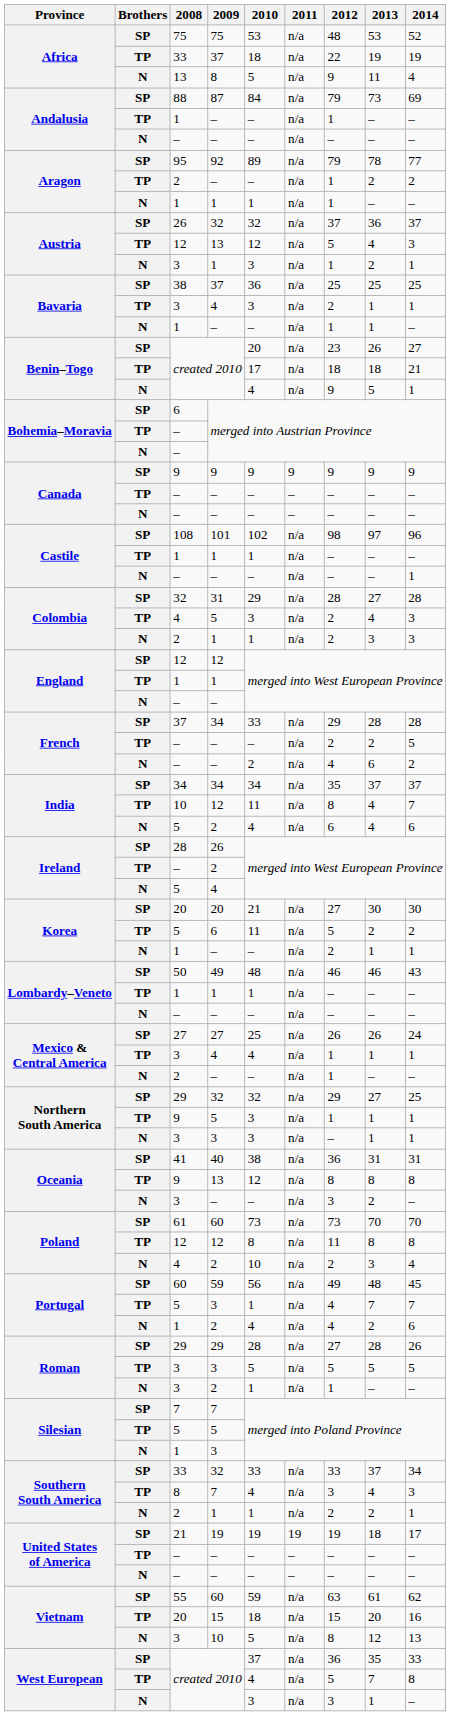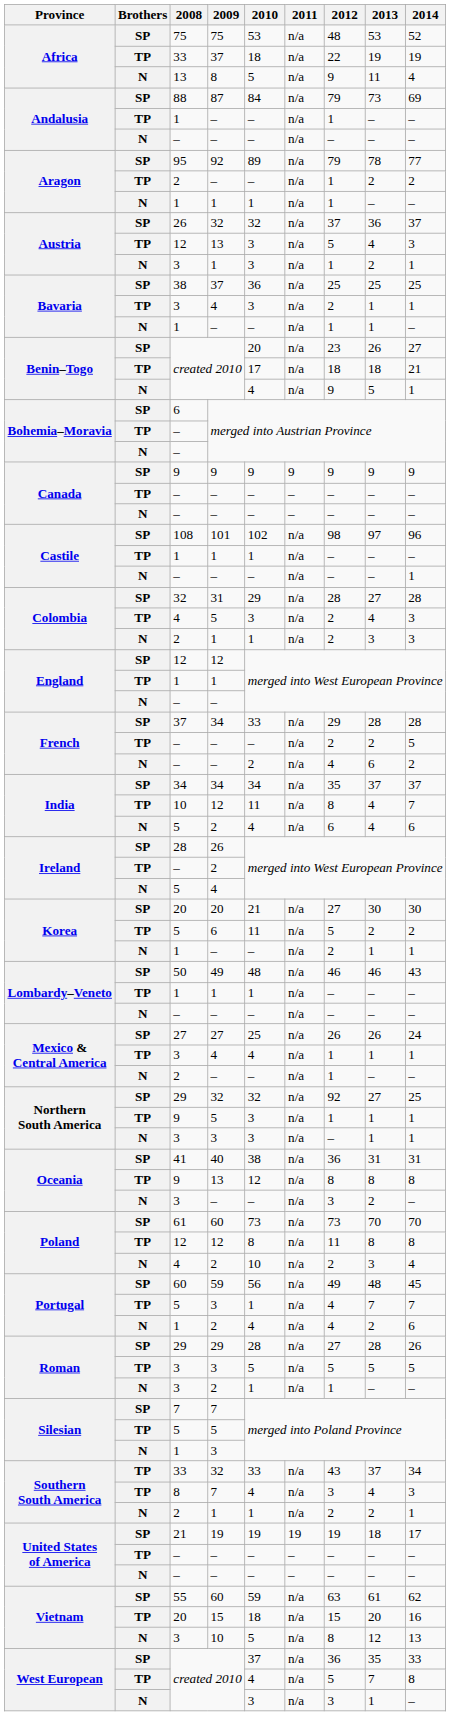(254, 243) 12 -> (251, 243) 3
(334, 1096) 29 -> (334, 1096) 92
(143, 1471) SP -> (143, 1471) TP
(334, 1471) 33 -> (334, 1471) 43
